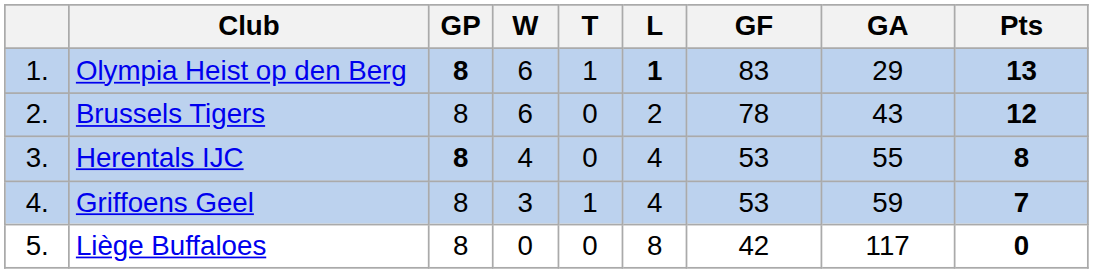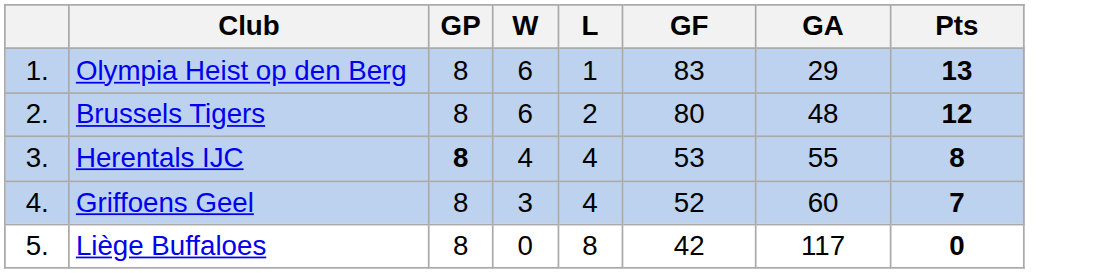- column: (590, 26)
(461, 70) bold -> (461, 70) normal
(655, 70) bold -> (590, 70) normal
(754, 114) 78 -> (689, 114) 80
(888, 114) 43 -> (823, 114) 48
(754, 202) 53 -> (689, 202) 52
(888, 202) 59 -> (823, 202) 60
